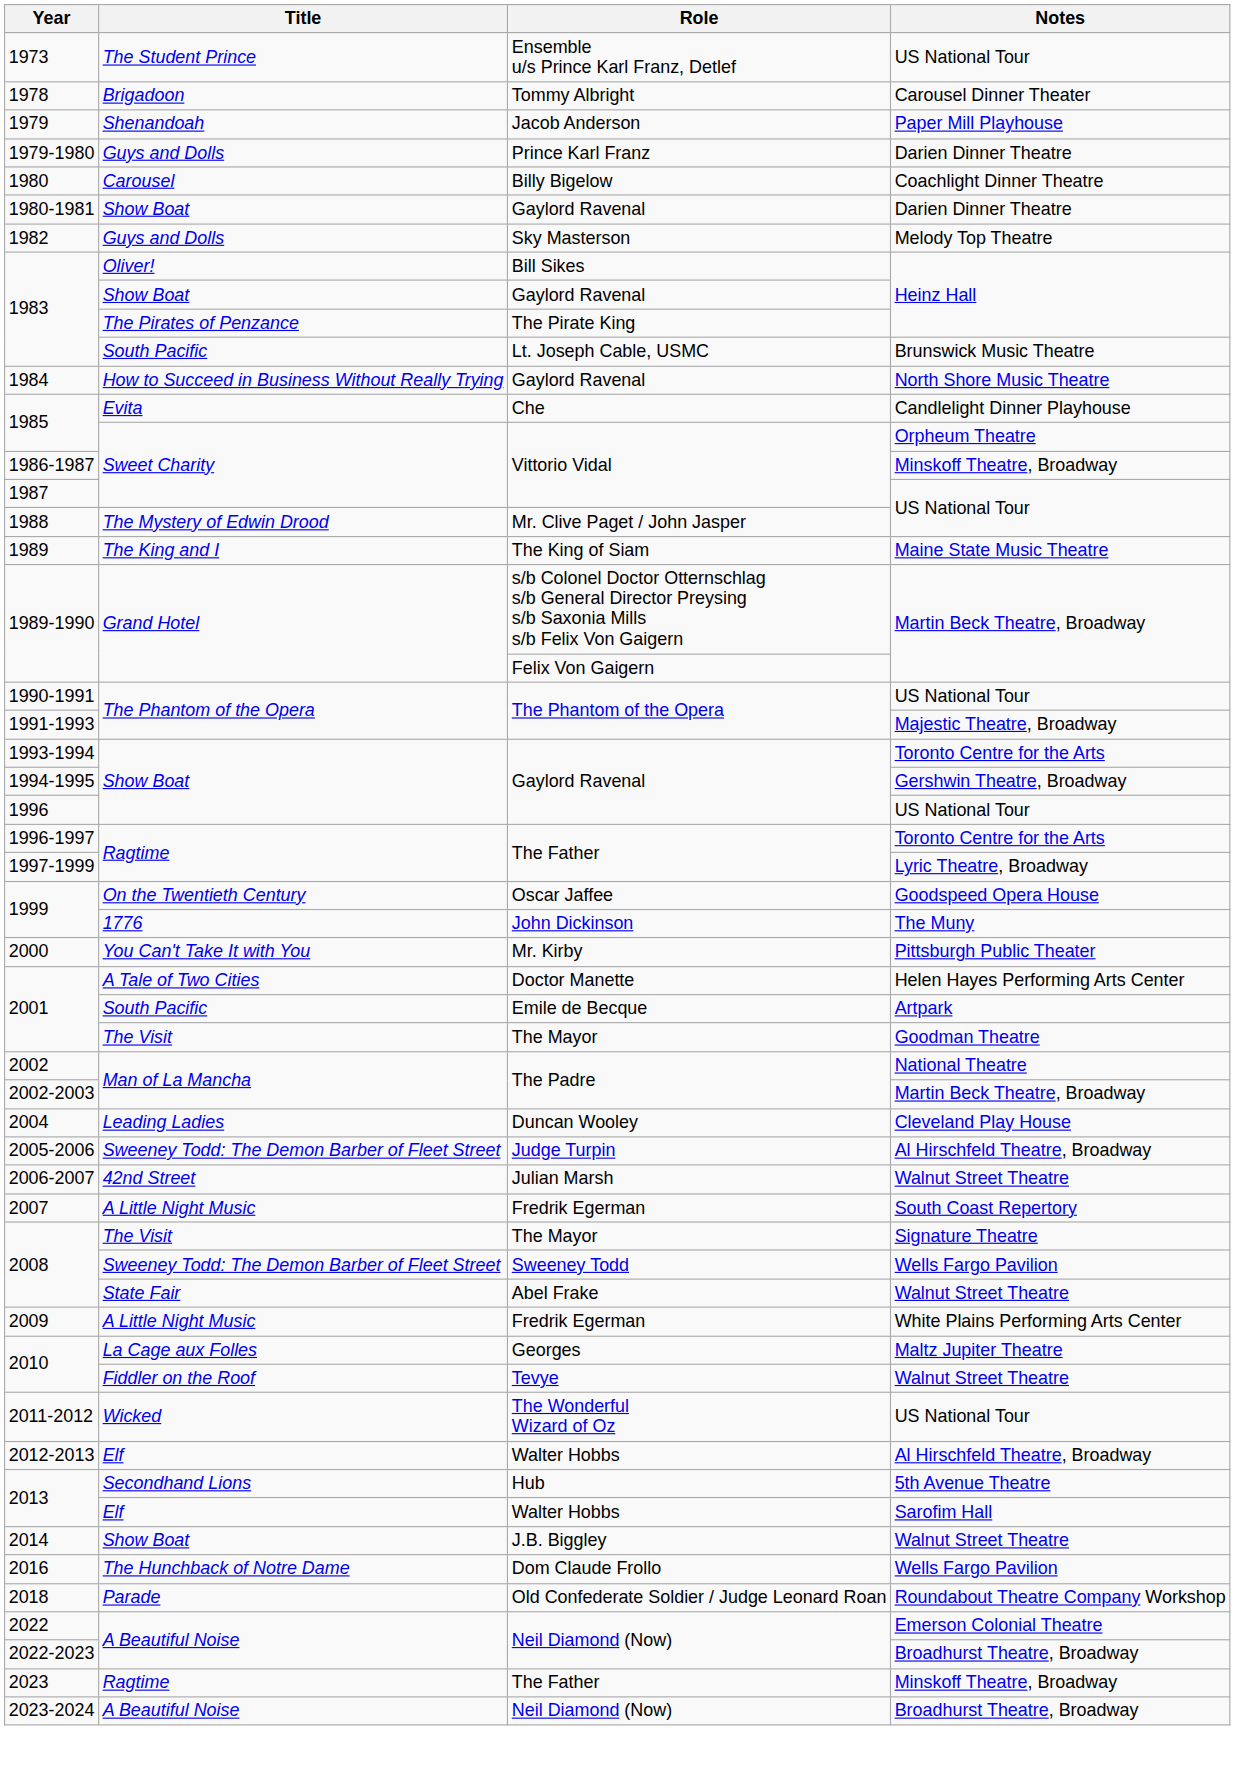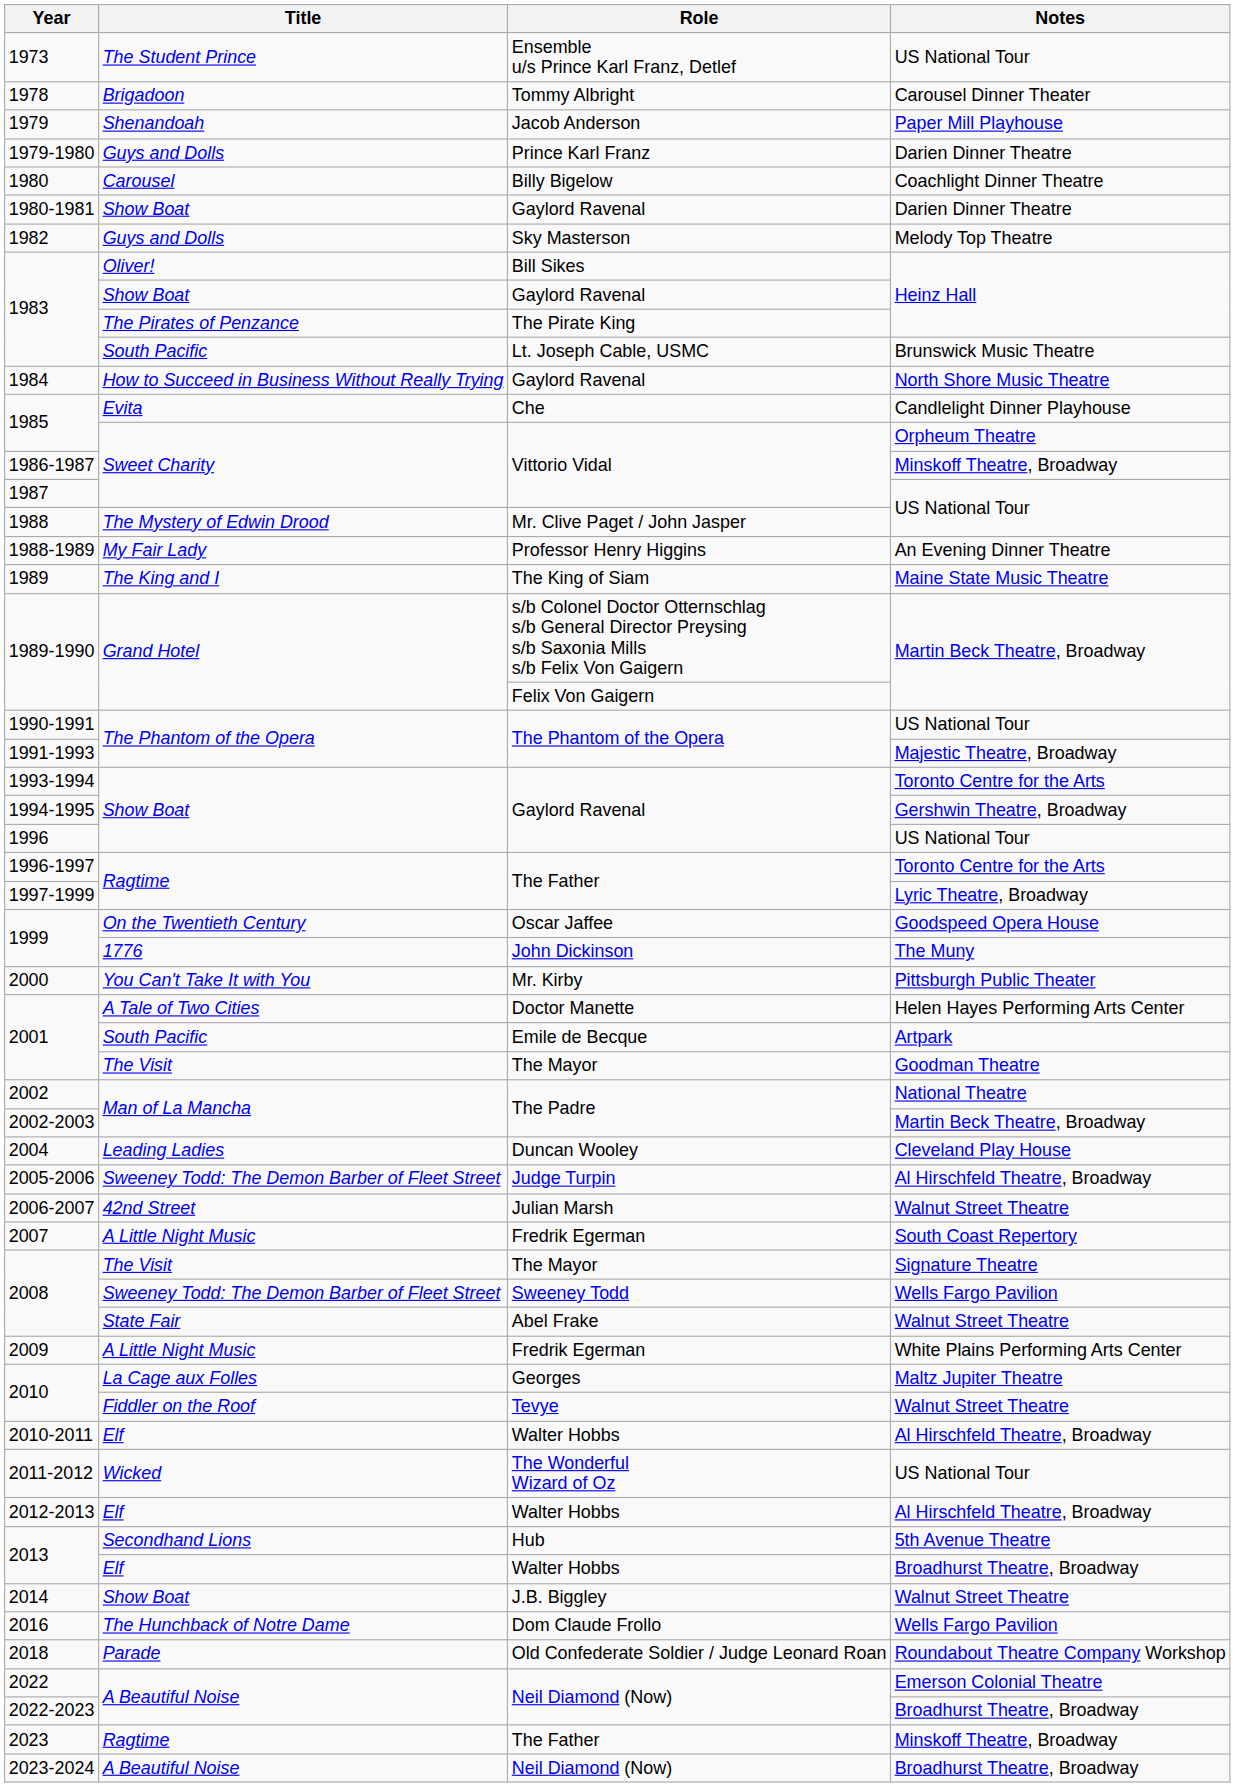+ row: (52, 550)
+ row: (51, 1435)
(943, 1512) Sarofim Hall -> (1017, 1568) Broadhurst Theatre, Broadway
